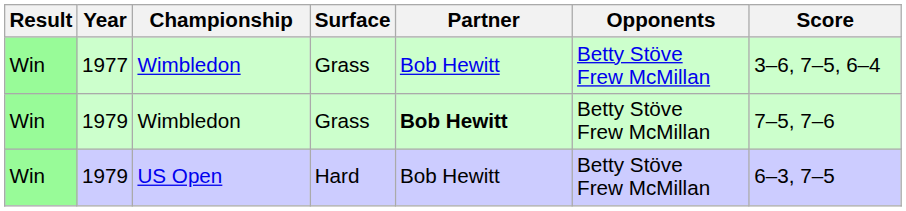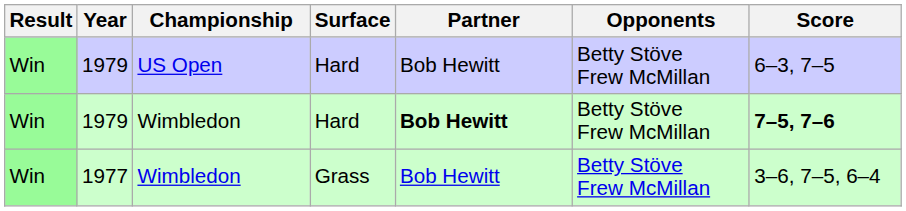rows swapped: (105, 65) <-> (105, 177)
(342, 121) Grass -> (337, 121) Hard
(794, 121) normal -> (794, 121) bold
